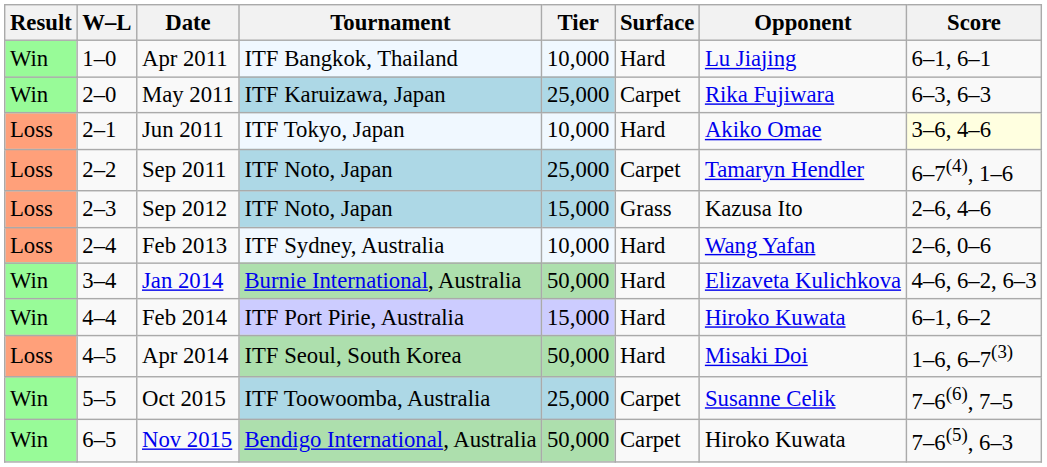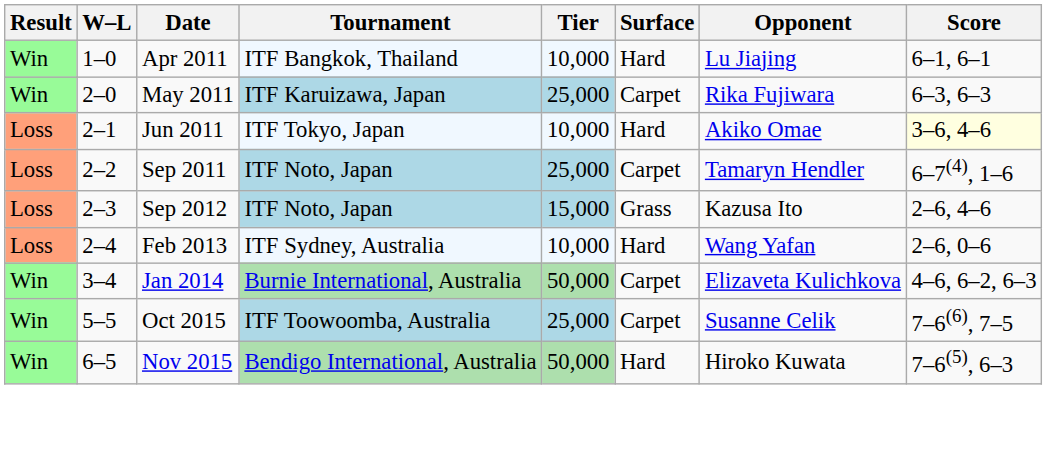(643, 280) Hard -> (650, 280) Carpet
- row: (185, 316)
- row: (185, 356)
(650, 440) Carpet -> (643, 362) Hard
